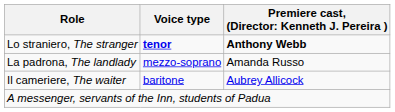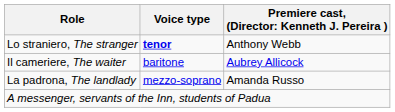(266, 44) bold -> (264, 44) normal
rows swapped: (66, 80) <-> (71, 62)
